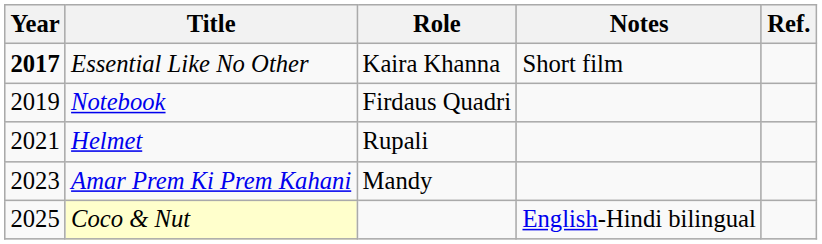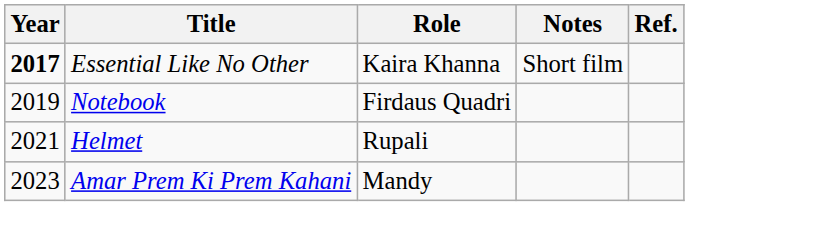- row: (131, 219)
